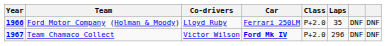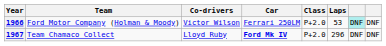(205, 22) Lloyd Ruby -> (212, 22) Victor Wilson
(338, 22) 35 -> (338, 22) 53
(357, 22) no background -> (357, 22) paleturquoise background
(212, 34) Victor Wilson -> (205, 34) Lloyd Ruby
